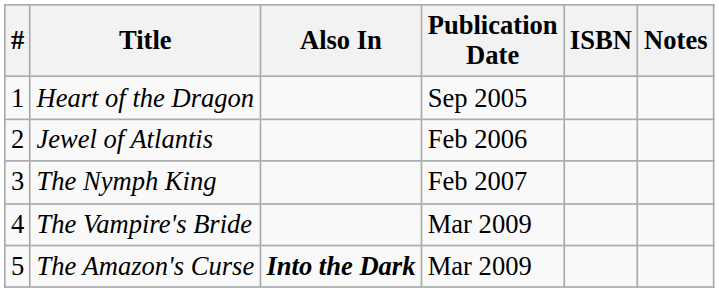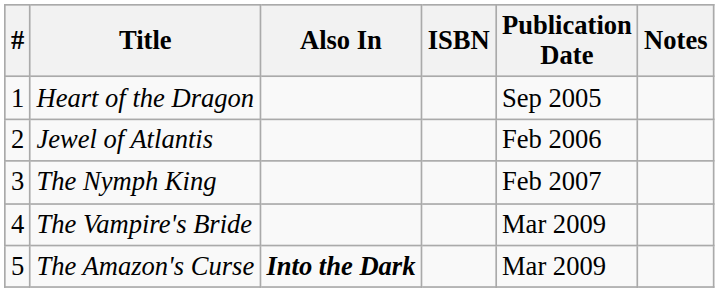columns swapped: (493, 40) <-> (601, 40)
